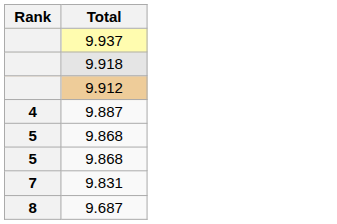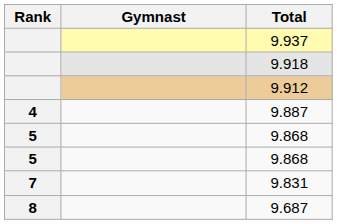+ column: (154, 17)
